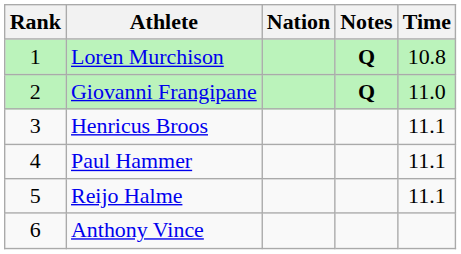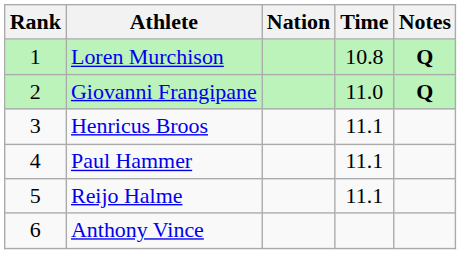columns swapped: (427, 21) <-> (366, 21)
